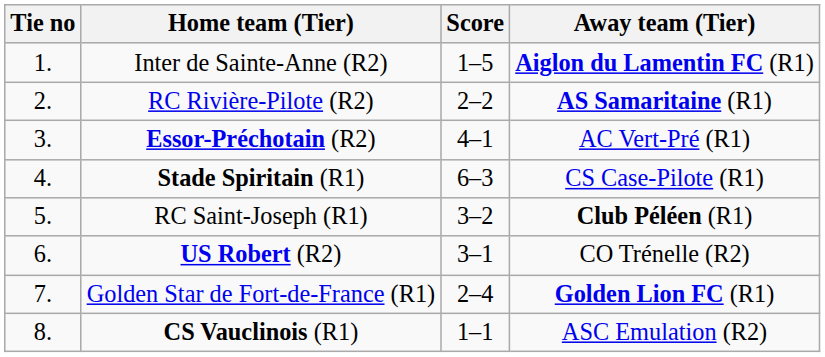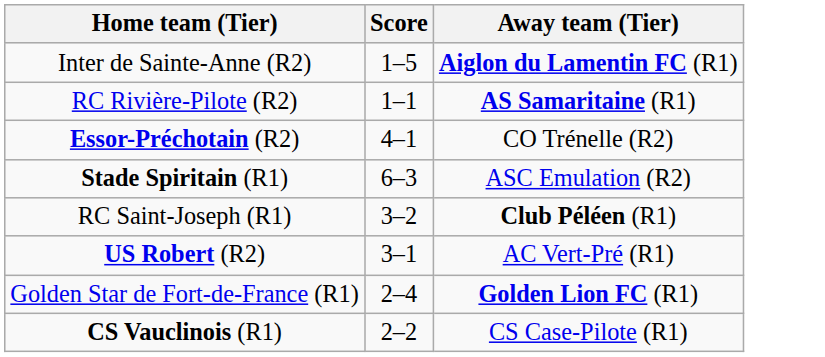- column: (43, 23)
(475, 100) 2–2 -> (399, 100) 1–1
(665, 139) AC Vert-Pré (R1) -> (588, 139) CO Trénelle (R2)
(665, 178) CS Case-Pilote (R1) -> (588, 178) ASC Emulation (R2)
(665, 255) CO Trénelle (R2) -> (588, 255) AC Vert-Pré (R1)
(475, 332) 1–1 -> (399, 332) 2–2
(665, 332) ASC Emulation (R2) -> (588, 332) CS Case-Pilote (R1)
